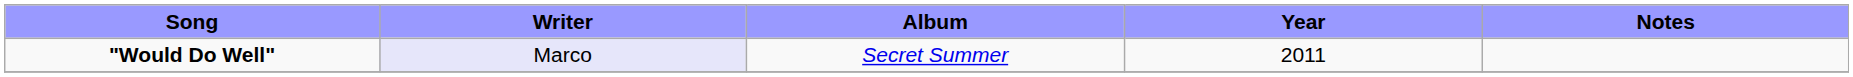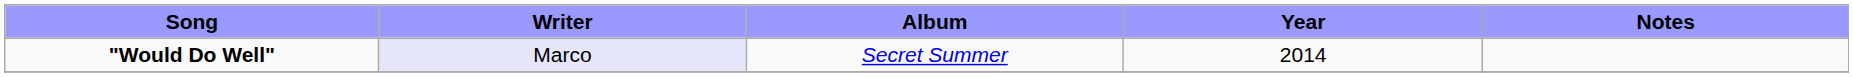(1303, 55) 2011 -> (1303, 55) 2014
